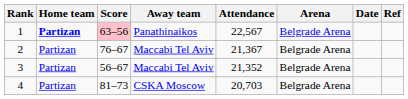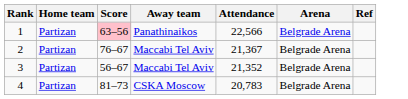- column: (367, 13)
(60, 31) bold -> (57, 31) normal
(247, 31) 22,567 -> (247, 31) 22,566
(247, 85) 20,703 -> (247, 85) 20,783
